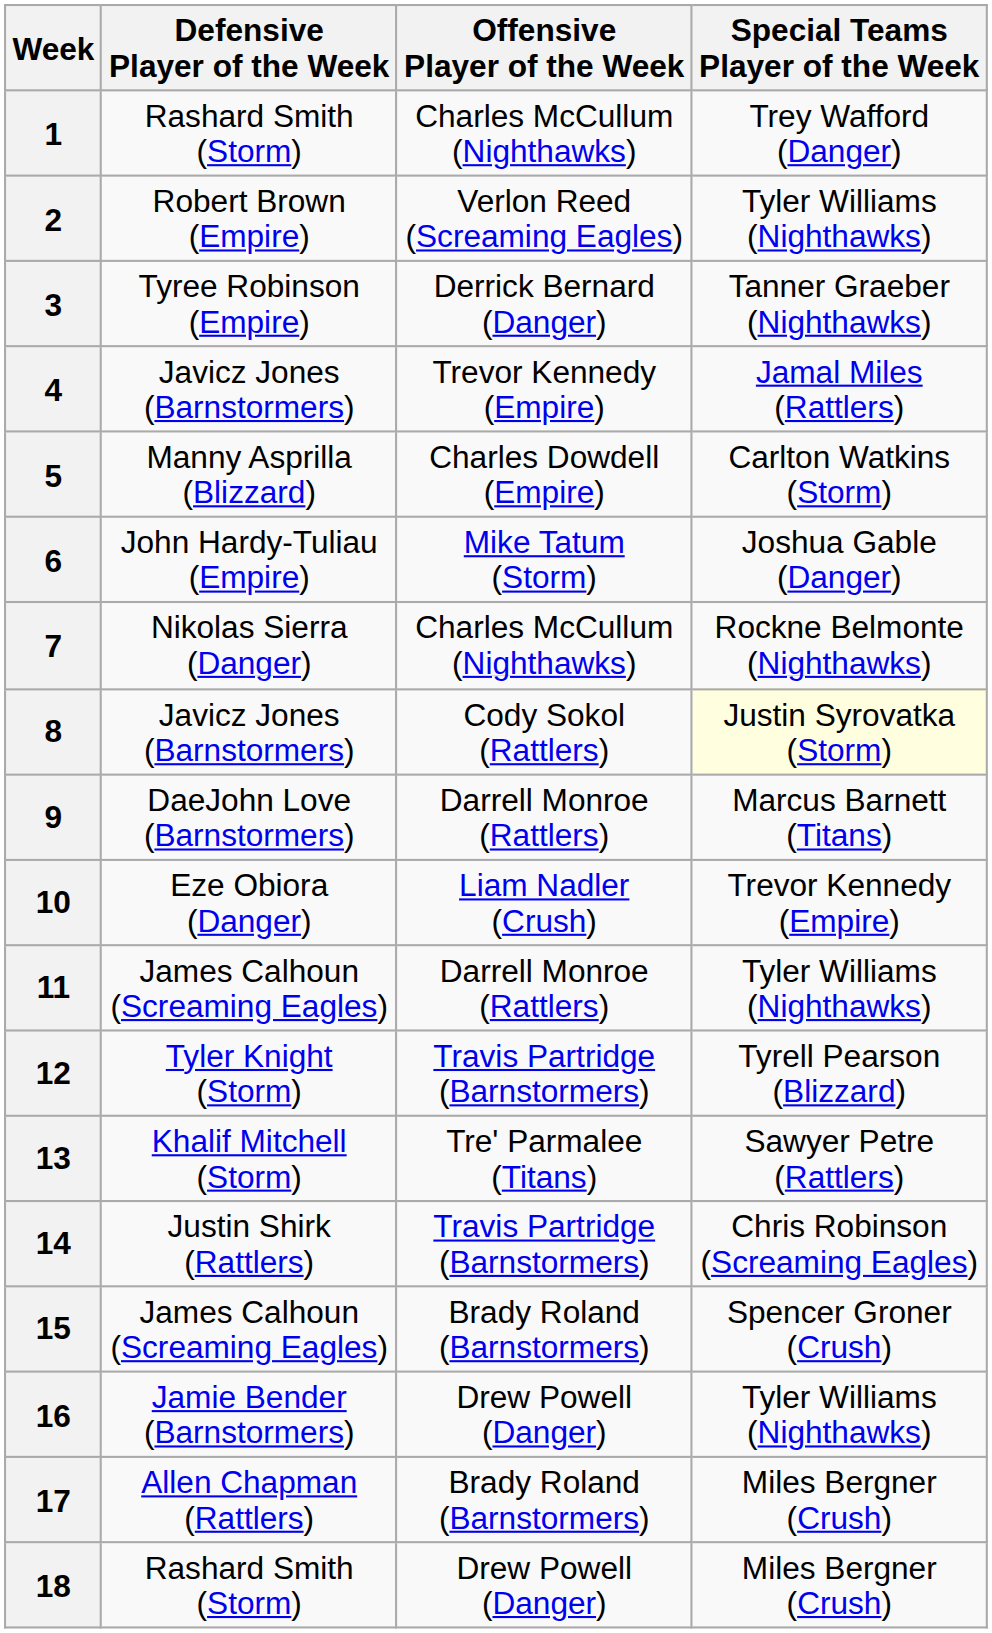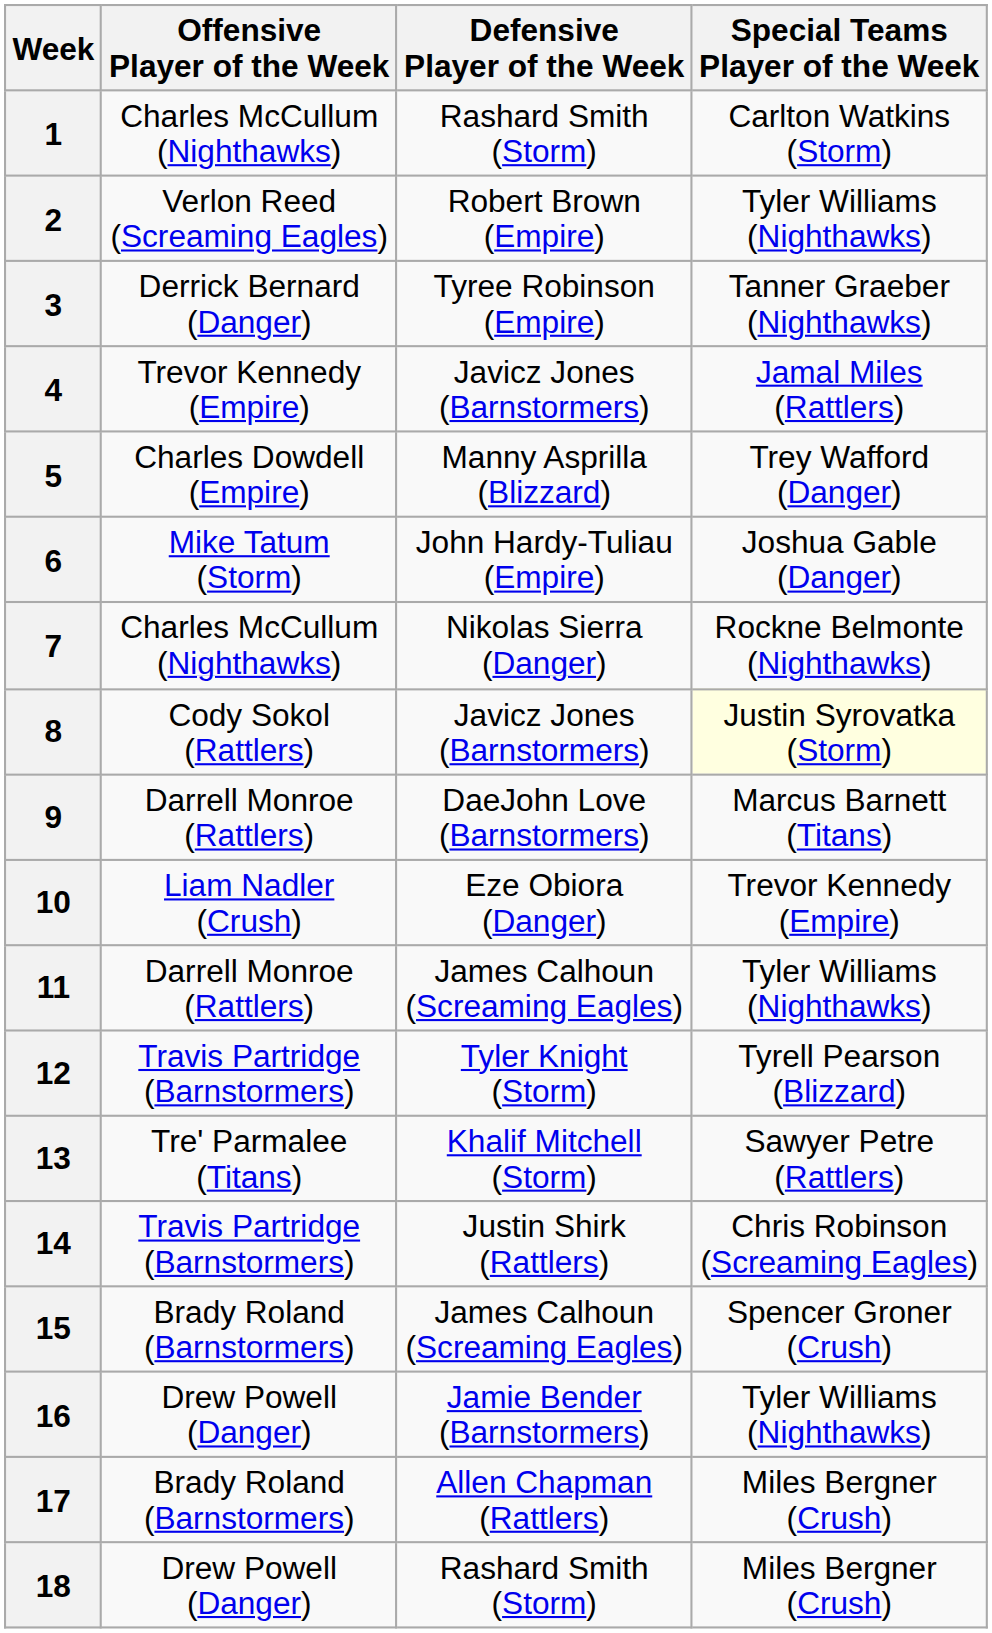columns swapped: (544, 48) <-> (249, 48)
(839, 133) Trey Wafford (Danger) -> (839, 133) Carlton Watkins (Storm)
(839, 475) Carlton Watkins (Storm) -> (839, 475) Trey Wafford (Danger)
